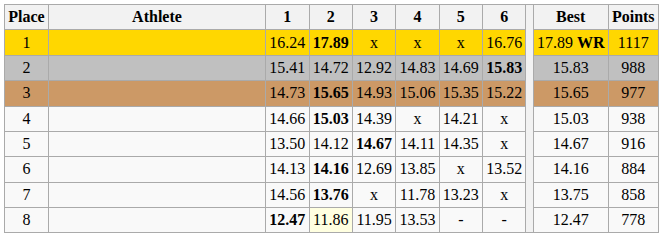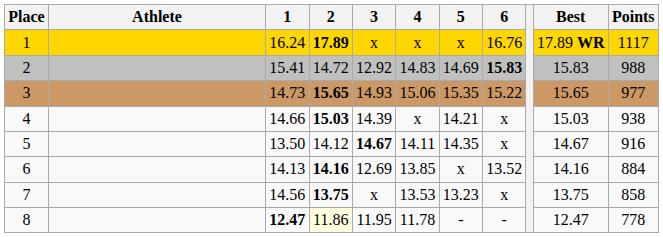(331, 194) 13.76 -> (331, 194) 13.75
(417, 194) 11.78 -> (417, 194) 13.53
(417, 220) 13.53 -> (417, 220) 11.78
